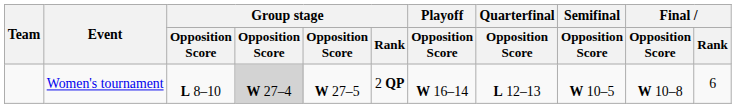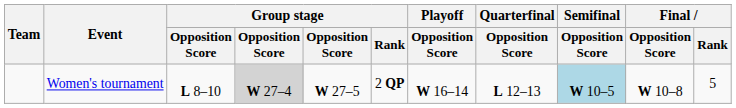(592, 92) no background -> (592, 92) lightblue background
(713, 84) 6 -> (713, 84) 5
